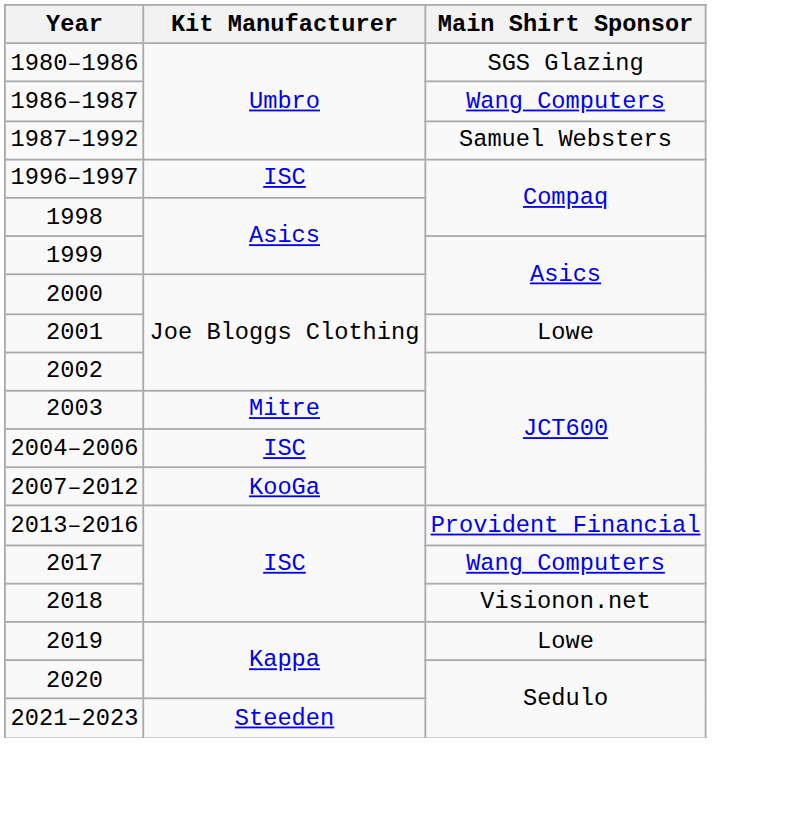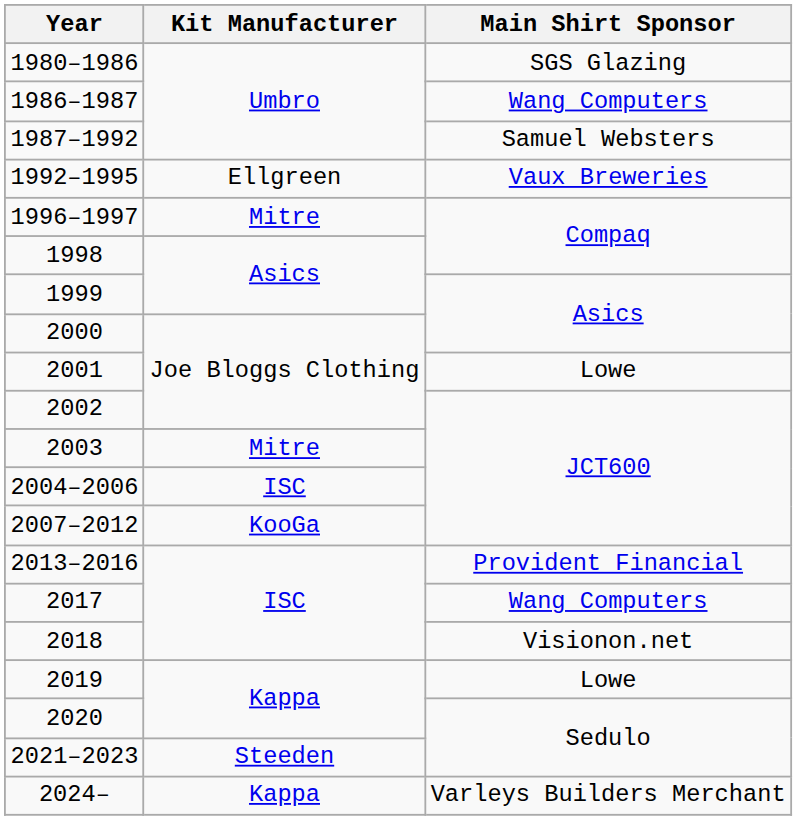+ row: (74, 178)
(284, 178) ISC -> (284, 217) Mitre
+ row: (74, 795)
